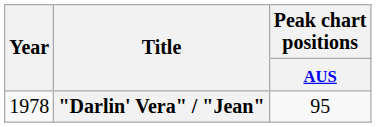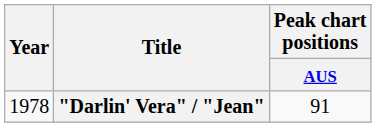(320, 106) 95 -> (320, 106) 91
